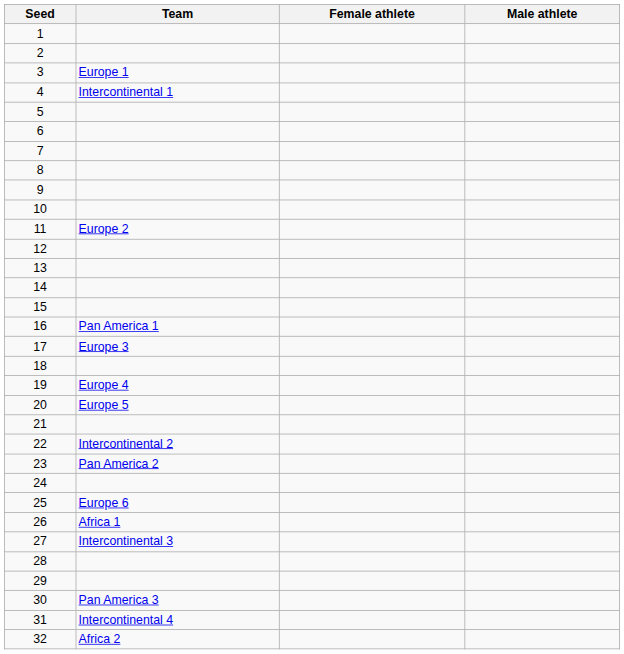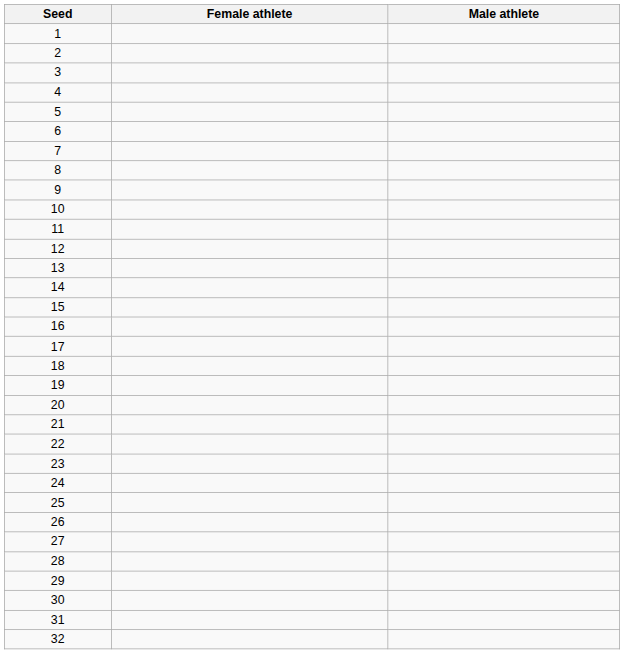- column: (178, 14)
